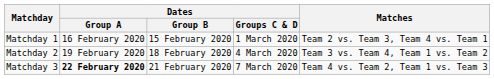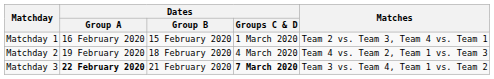(395, 53) Team 3 vs. Team 4, Team 1 vs. Team 2 -> (395, 53) Team 4 vs. Team 2, Team 1 vs. Team 3
(267, 67) normal -> (267, 67) bold
(395, 67) Team 4 vs. Team 2, Team 1 vs. Team 3 -> (395, 67) Team 3 vs. Team 4, Team 1 vs. Team 2
